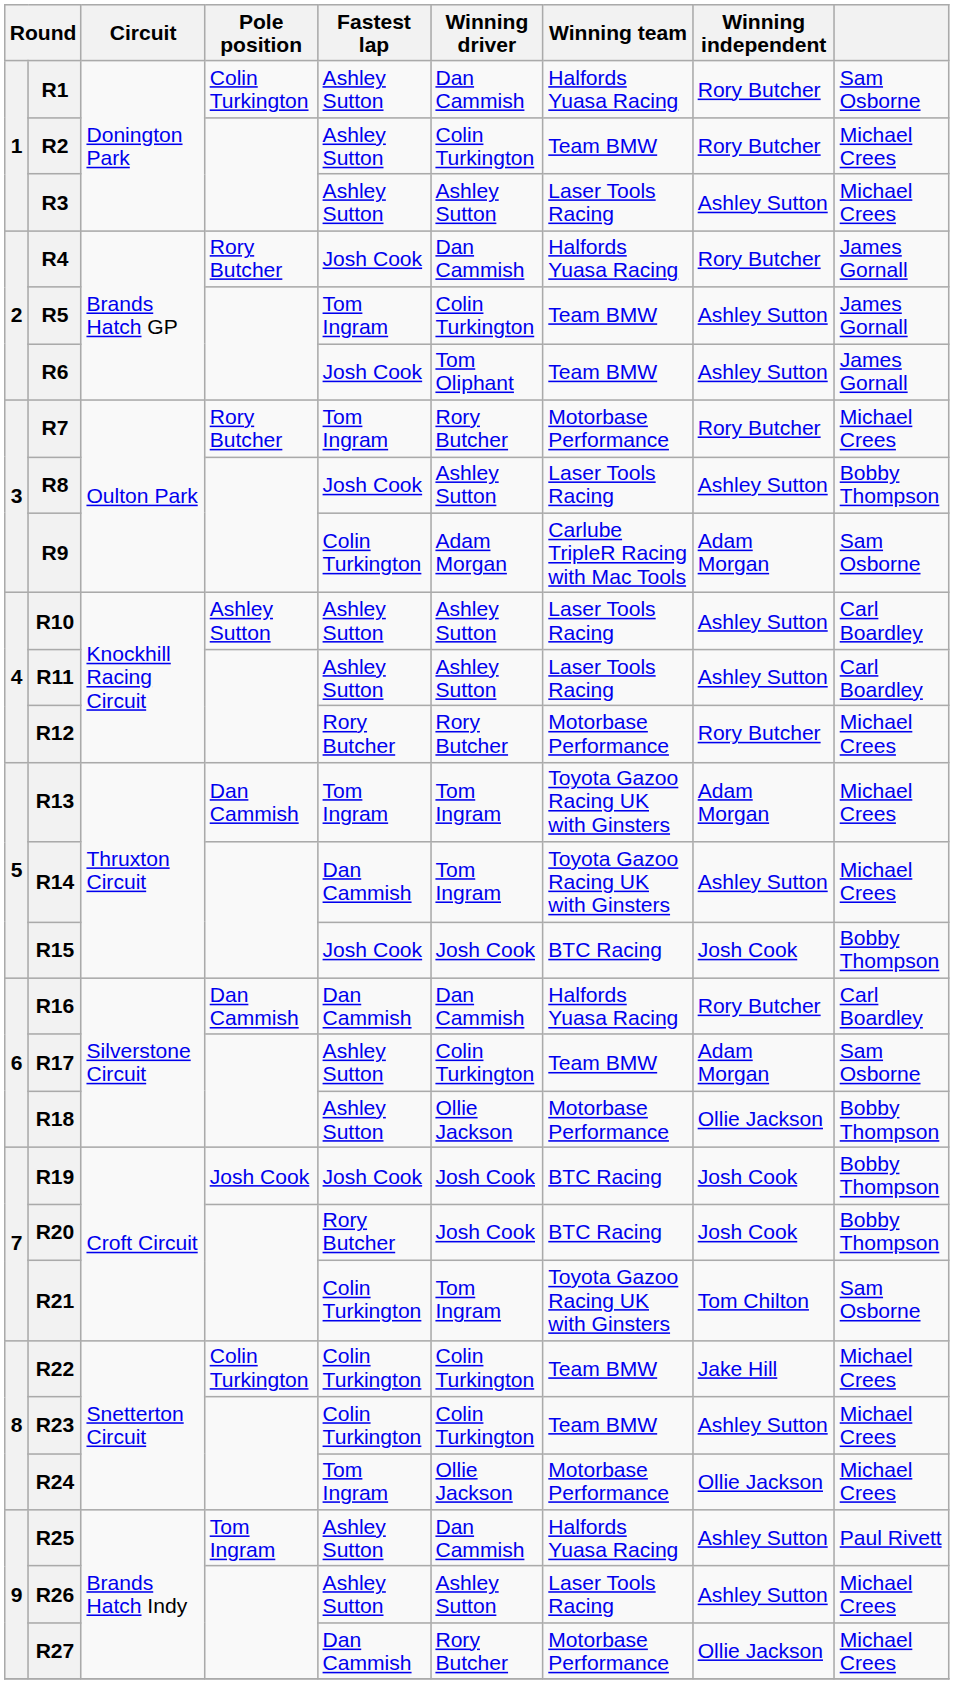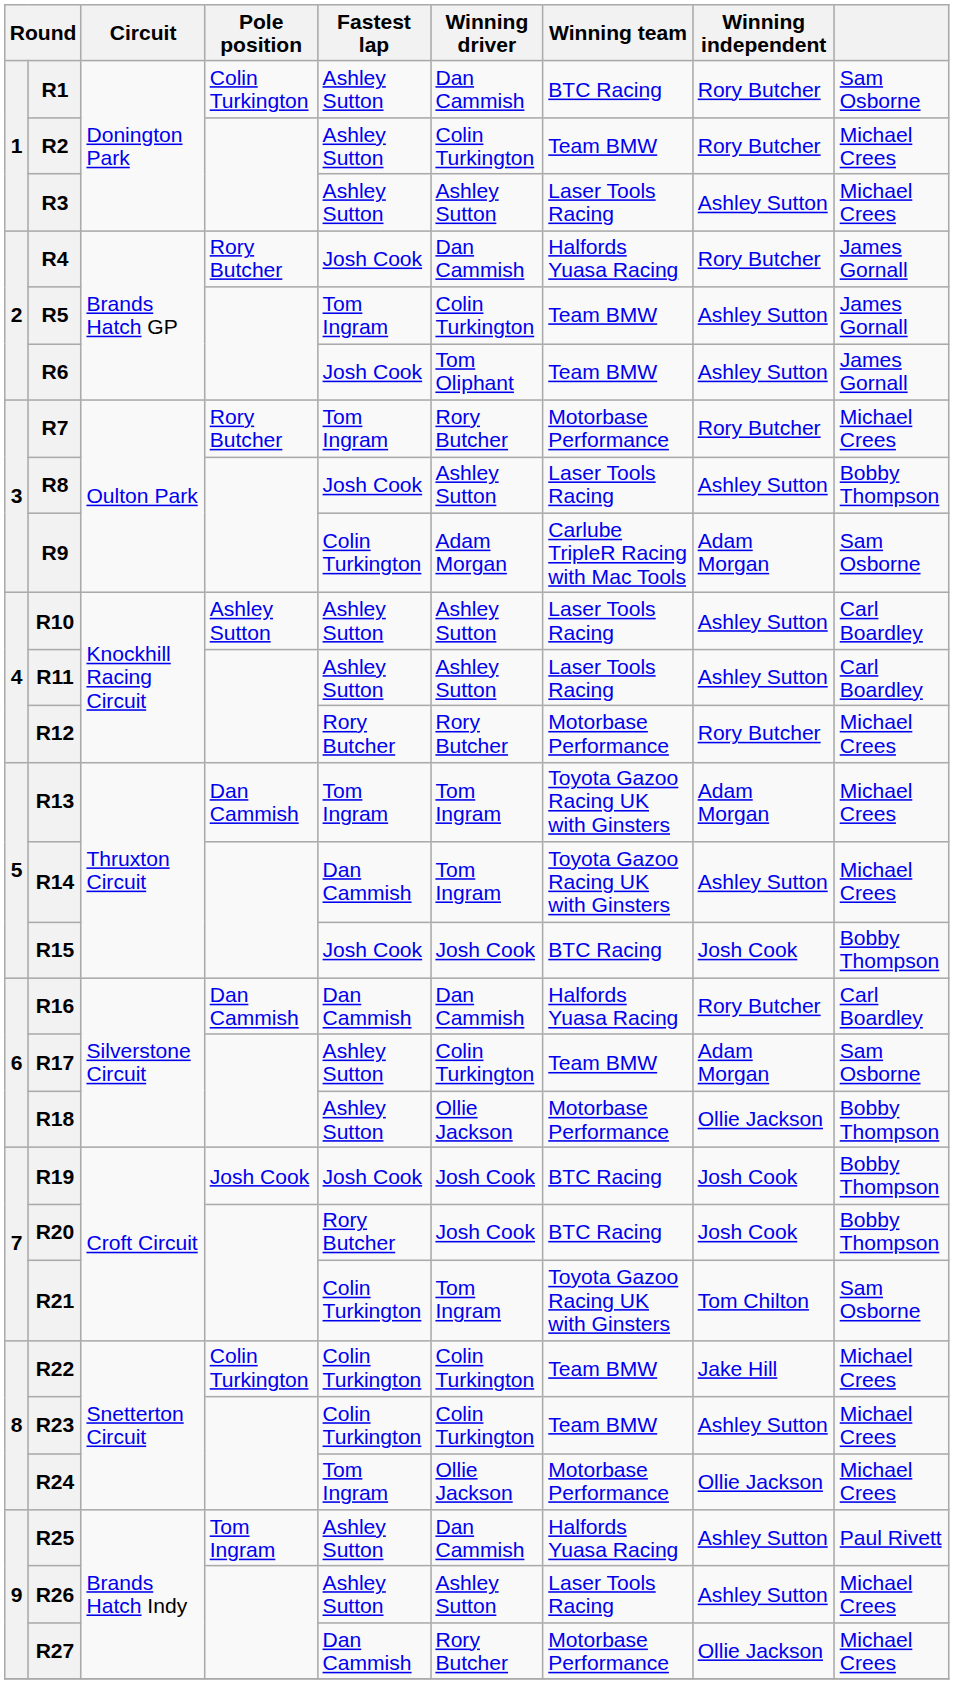(613, 89) Halfords Yuasa Racing -> (605, 89) BTC Racing
